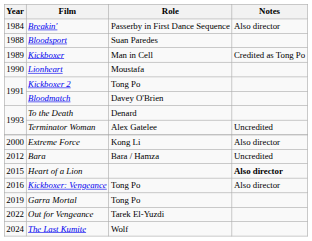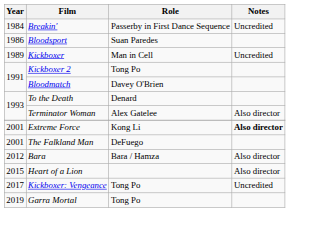(257, 26) Also director -> (253, 26) Uncredited
(15, 41) 1988 -> (15, 41) 1986
(270, 55) Credited as Tong Po -> (253, 55) Uncredited
- row: (45, 70)
(253, 128) Uncredited -> (257, 113) Also director
(15, 142) 2000 -> (15, 128) 2001
(257, 142) normal -> (258, 128) bold
+ row: (61, 142)
(253, 157) Uncredited -> (257, 157) Also director
(258, 171) bold -> (257, 171) normal
(15, 185) 2016 -> (15, 185) 2017
(257, 185) Also director -> (253, 185) Uncredited
- row: (61, 214)
- row: (57, 229)
